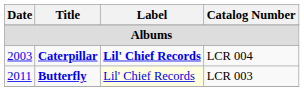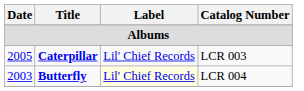(20, 56) 2003 -> (20, 56) 2005
(152, 56) bold -> (149, 56) normal
(230, 56) LCR 004 -> (224, 56) LCR 003
(20, 76) 2011 -> (20, 76) 2003
(230, 76) LCR 003 -> (224, 76) LCR 004
